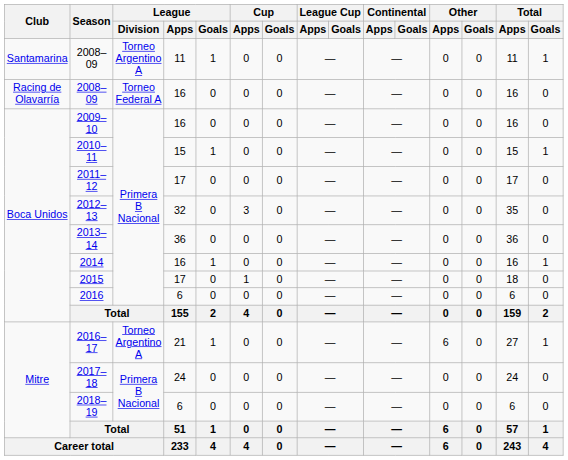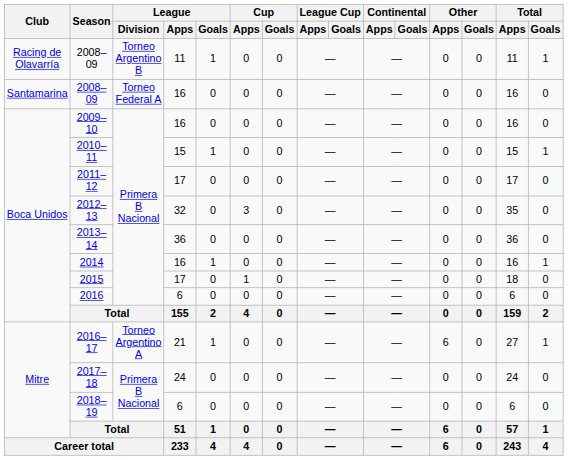(37, 59) Santamarina -> (37, 59) Racing de Olavarría
(139, 59) Torneo Argentino A -> (139, 59) Torneo Argentino B
(37, 94) Racing de Olavarría -> (37, 94) Santamarina
